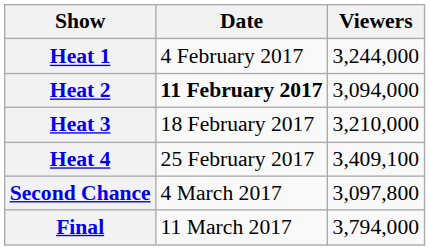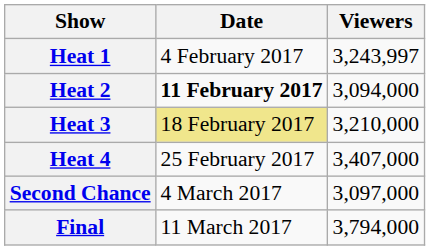(376, 55) 3,244,000 -> (376, 55) 3,243,997
(237, 124) no background -> (237, 124) khaki background
(376, 158) 3,409,100 -> (376, 158) 3,407,000
(376, 192) 3,097,800 -> (376, 192) 3,097,000
